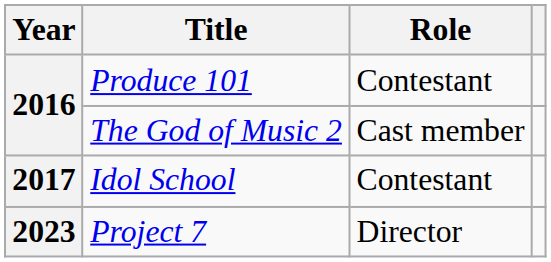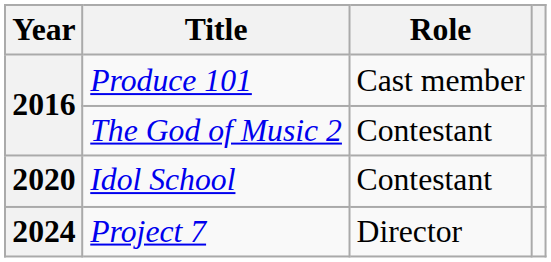(424, 79) Contestant -> (441, 79) Cast member
(441, 130) Cast member -> (424, 130) Contestant
(44, 180) 2017 -> (44, 180) 2020
(44, 230) 2023 -> (44, 230) 2024
